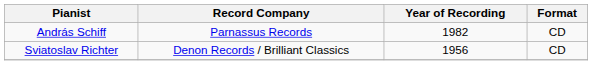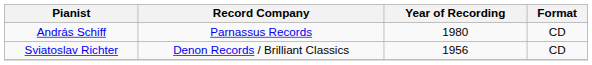(455, 32) 1982 -> (455, 32) 1980
